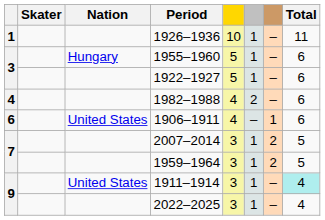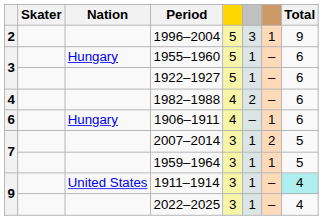- row: (187, 36)
+ row: (187, 36)
(108, 120) United States -> (93, 120) Hungary
(273, 162) 2 -> (272, 162) 1
